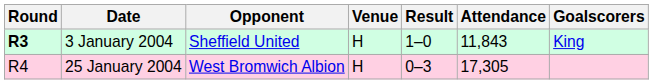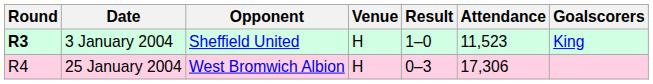(484, 41) 11,843 -> (484, 41) 11,523
(485, 66) 17,305 -> (485, 66) 17,306
